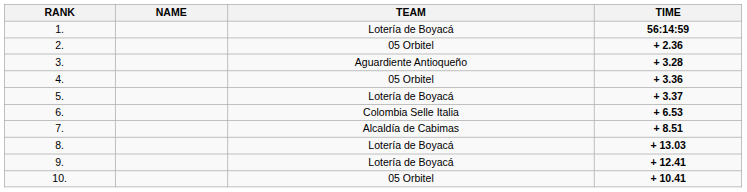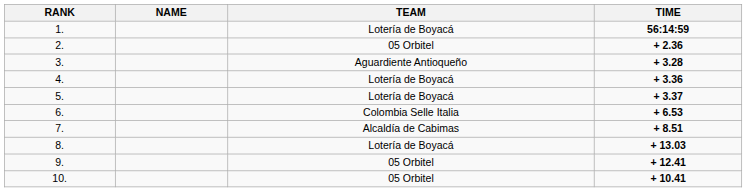(411, 79) 05 Orbitel -> (411, 79) Lotería de Boyacá
(411, 163) Lotería de Boyacá -> (411, 163) 05 Orbitel
